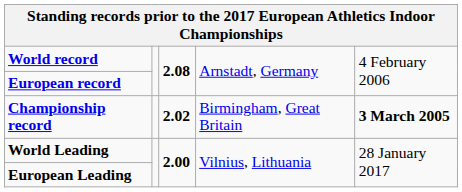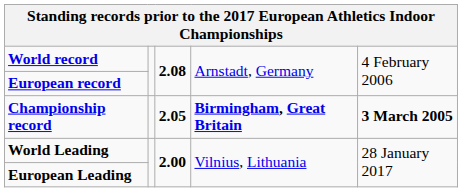(176, 116) 2.02 -> (172, 116) 2.05
(260, 116) normal -> (260, 116) bold
